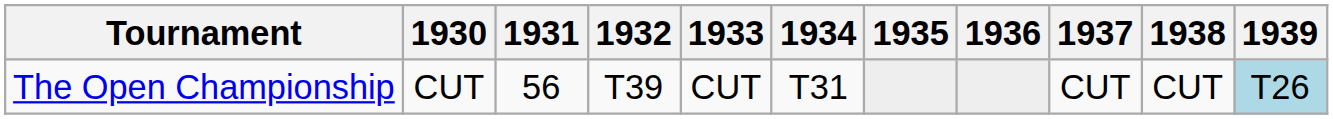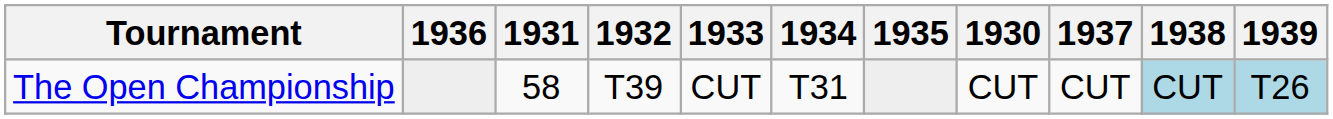columns swapped: (449, 33) <-> (1003, 33)
(541, 87) 56 -> (541, 87) 58
(1188, 87) no background -> (1188, 87) lightblue background
